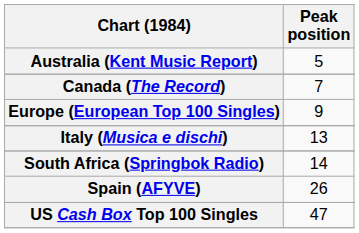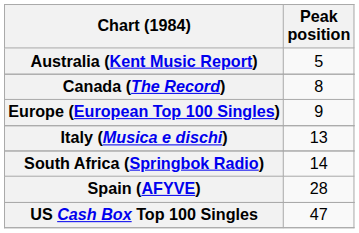(319, 86) 7 -> (319, 86) 8
(319, 189) 26 -> (319, 189) 28
